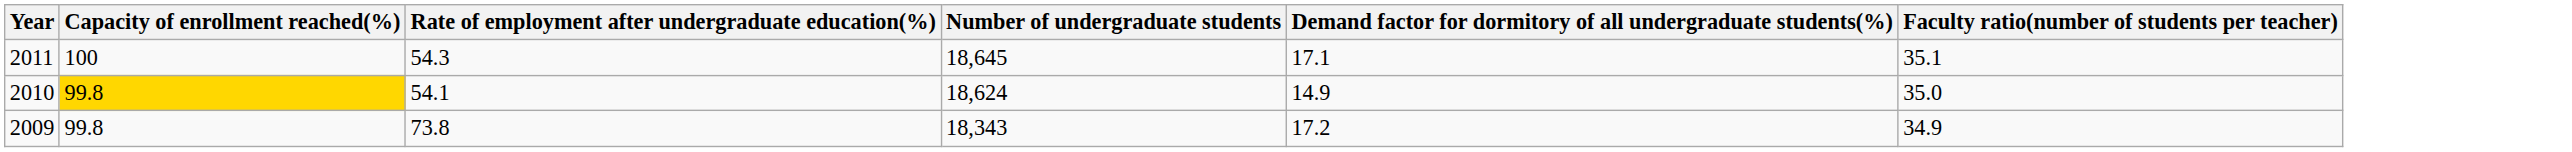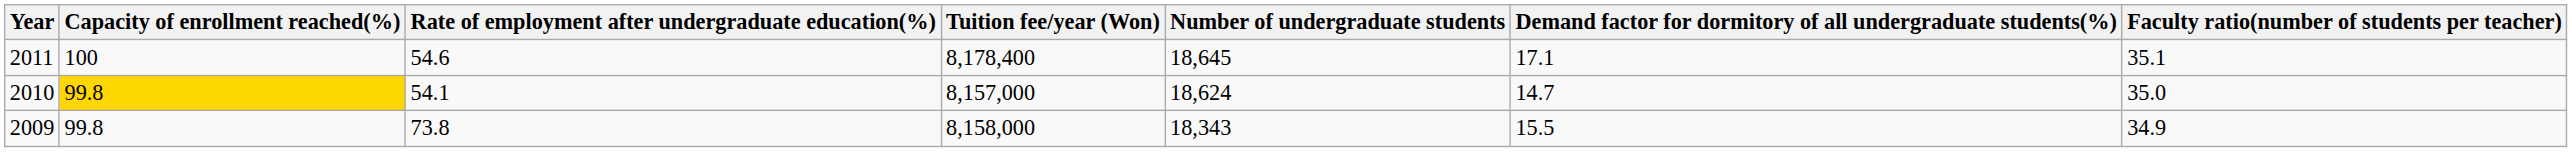+ column: (1053, 22)
(430, 57) 54.3 -> (430, 57) 54.6
(1311, 92) 14.9 -> (1535, 92) 14.7
(1311, 127) 17.2 -> (1535, 127) 15.5
